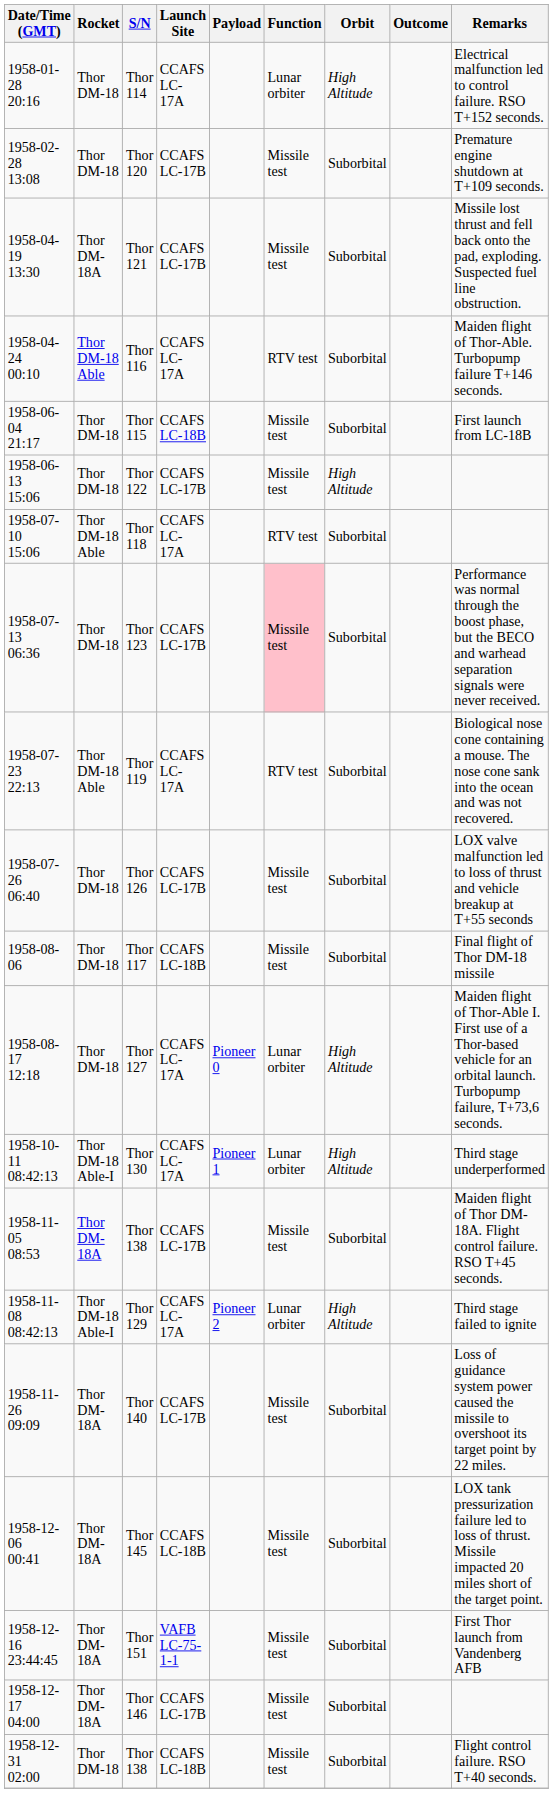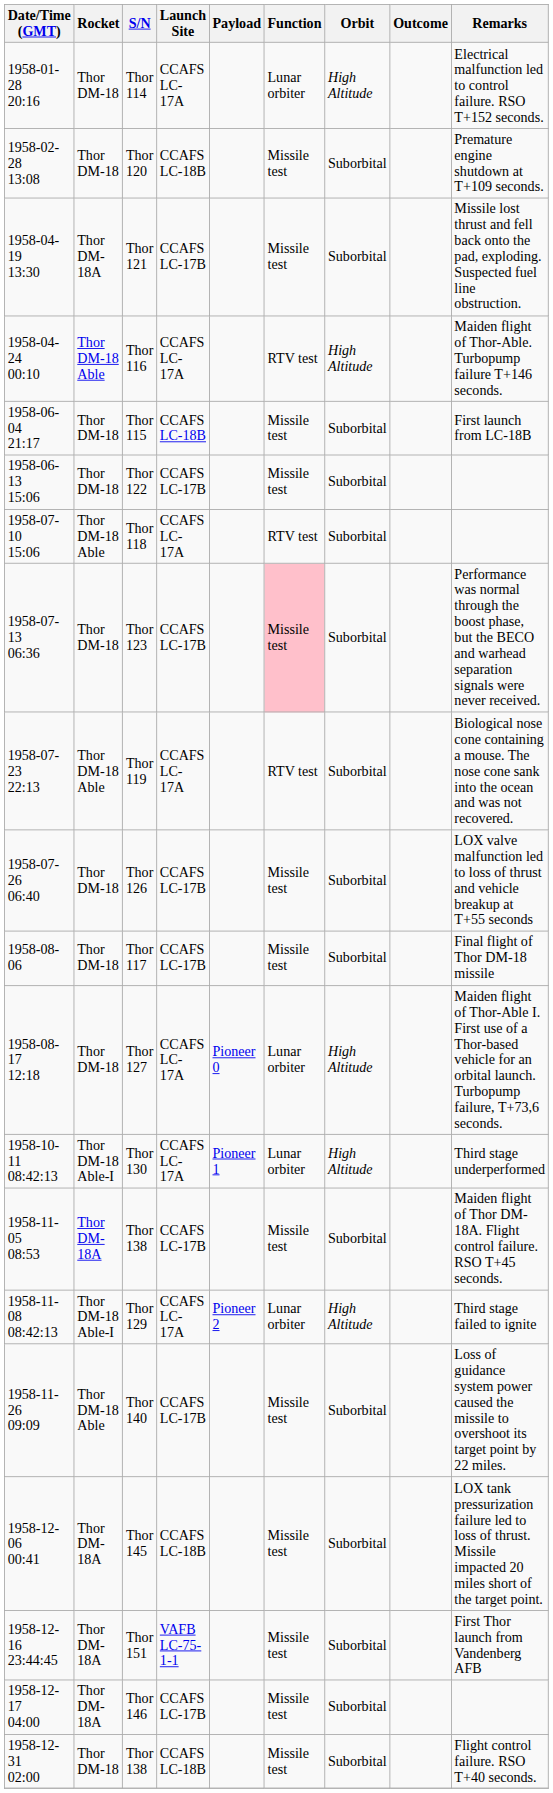(183, 163) CCAFS LC-17B -> (183, 163) CCAFS LC-18B
(357, 358) Suborbital -> (350, 358) High Altitude
(350, 482) High Altitude -> (357, 482) Suborbital
(183, 958) CCAFS LC-18B -> (183, 958) CCAFS LC-17B
(91, 1410) Thor DM-18A -> (98, 1410) Thor DM-18 Able
